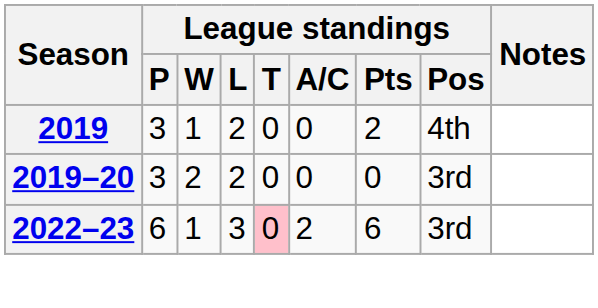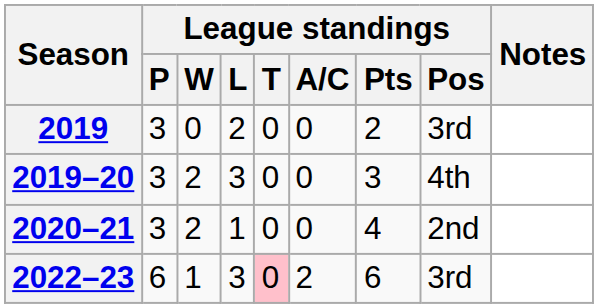(193, 128) 1 -> (193, 128) 0
(449, 128) 4th -> (450, 128) 3rd
(237, 178) 2 -> (237, 178) 3
(373, 178) 0 -> (373, 178) 3
(450, 178) 3rd -> (449, 178) 4th
+ row: (73, 228)
